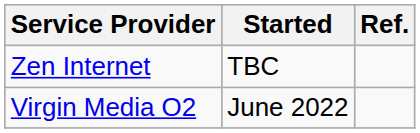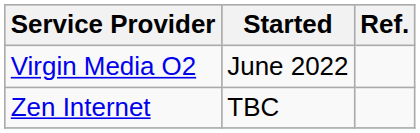rows swapped: (103, 107) <-> (81, 66)
